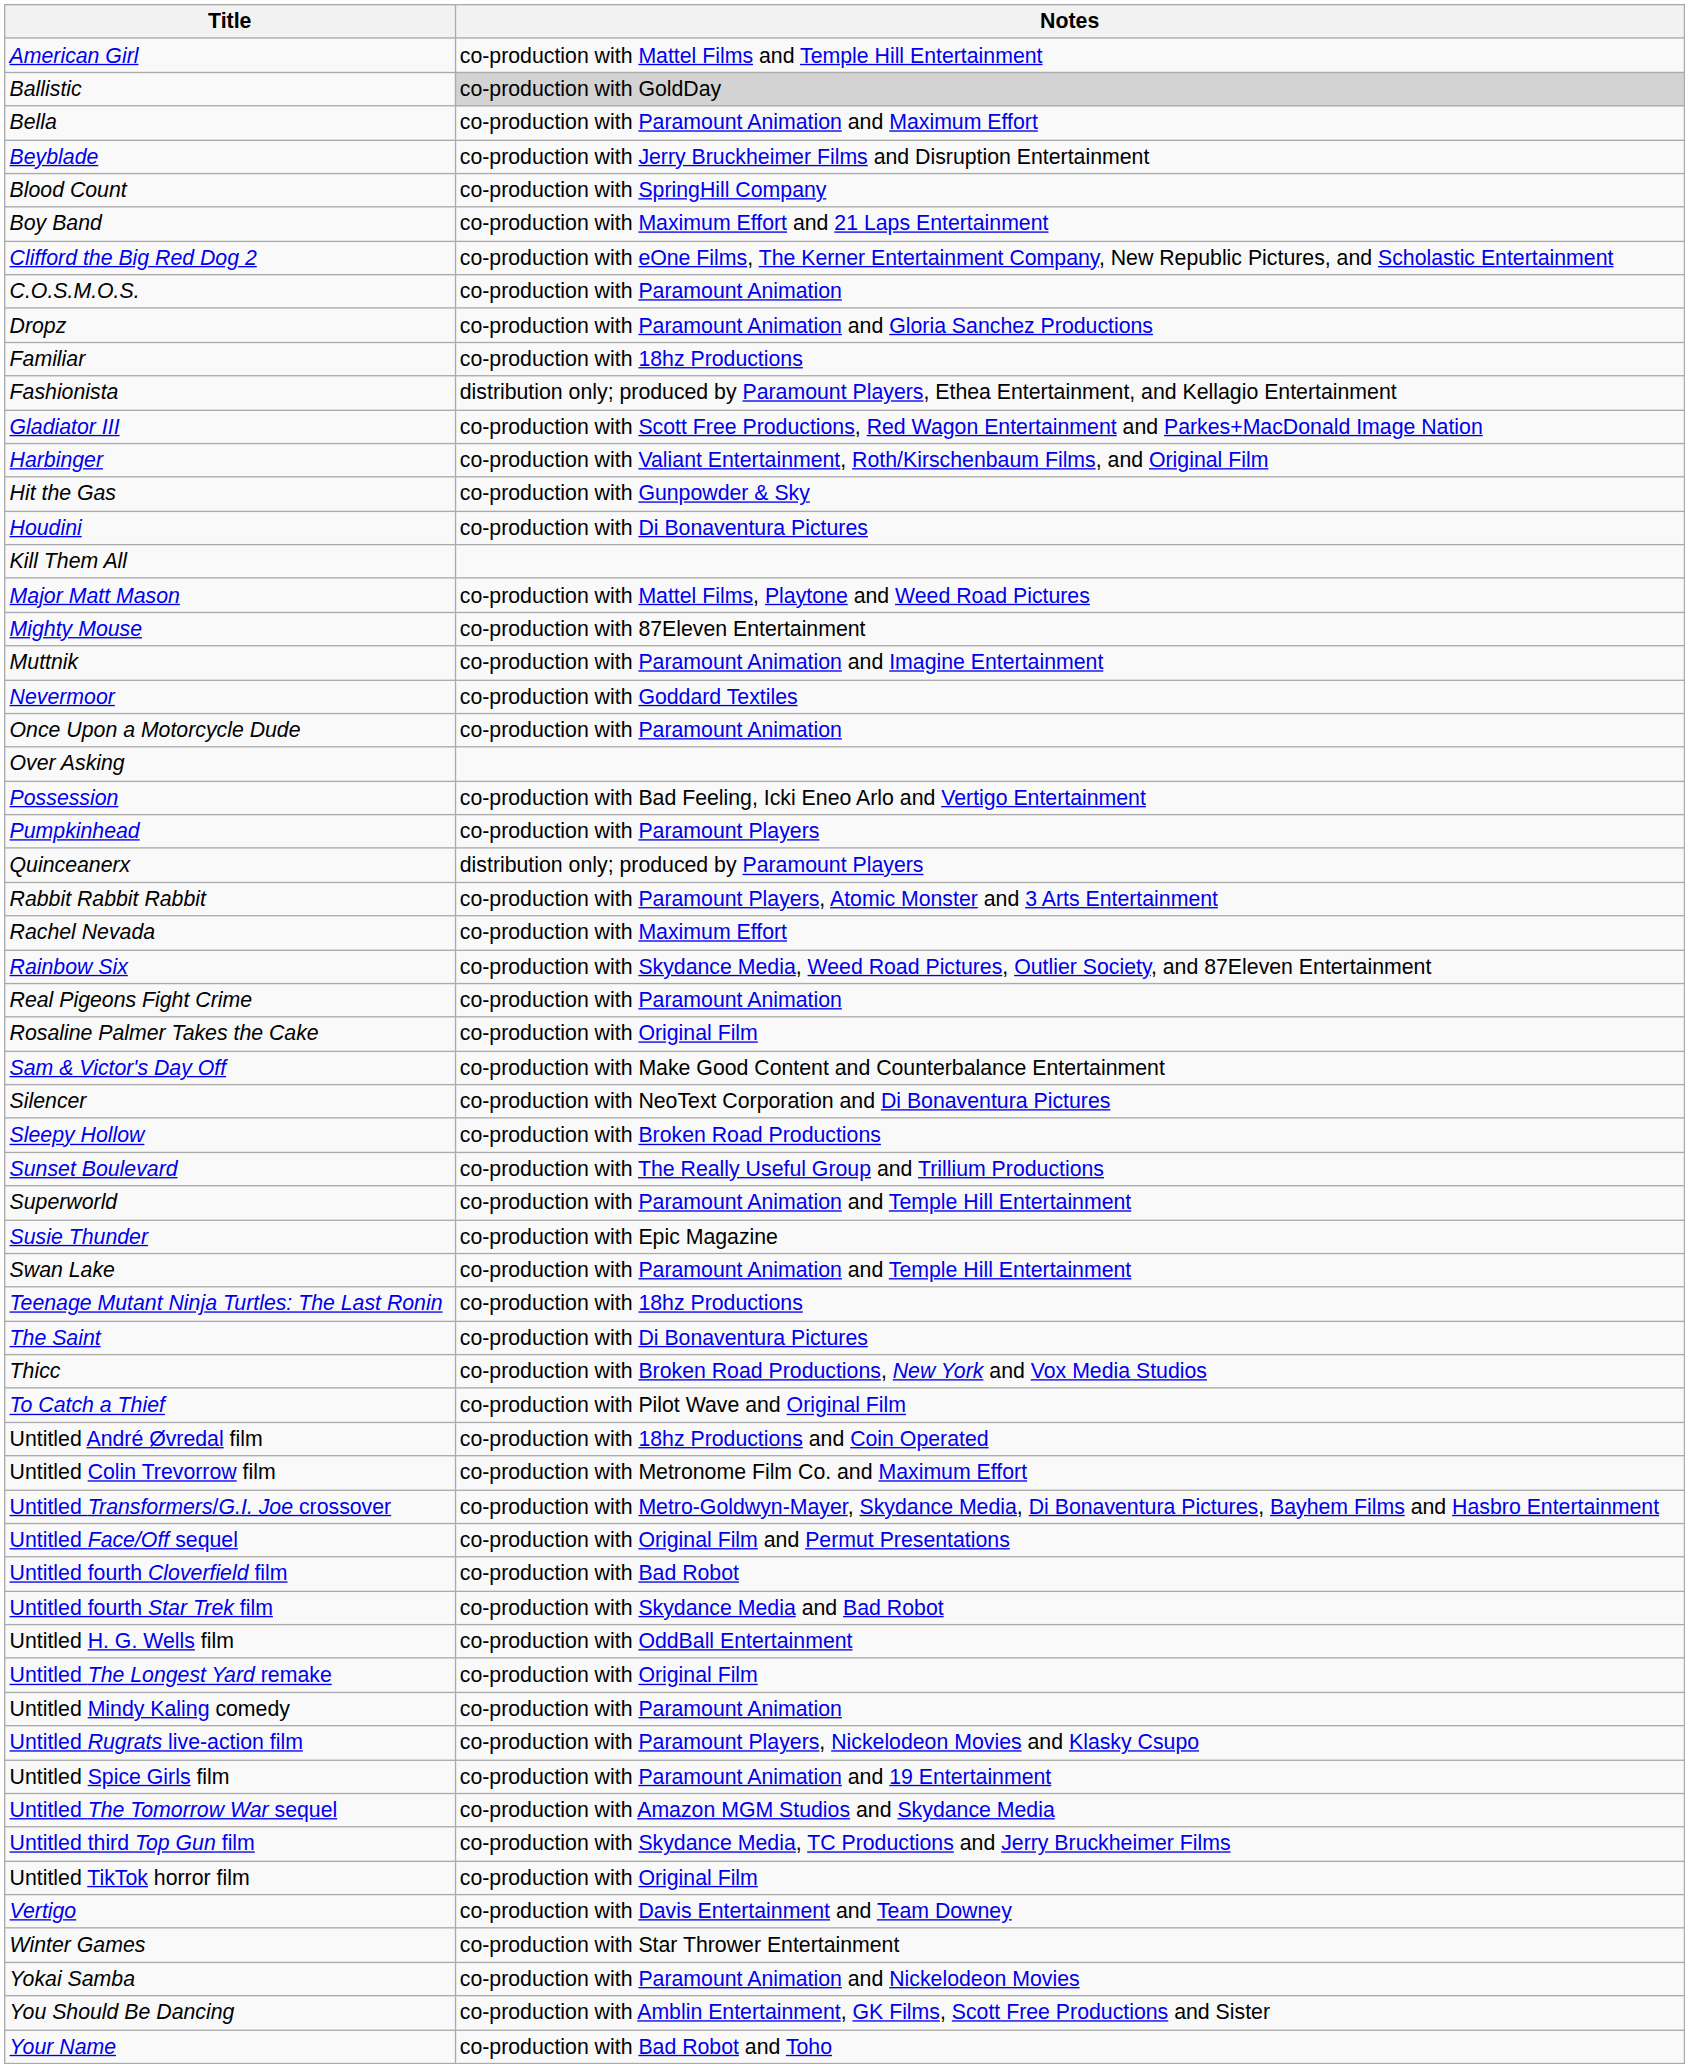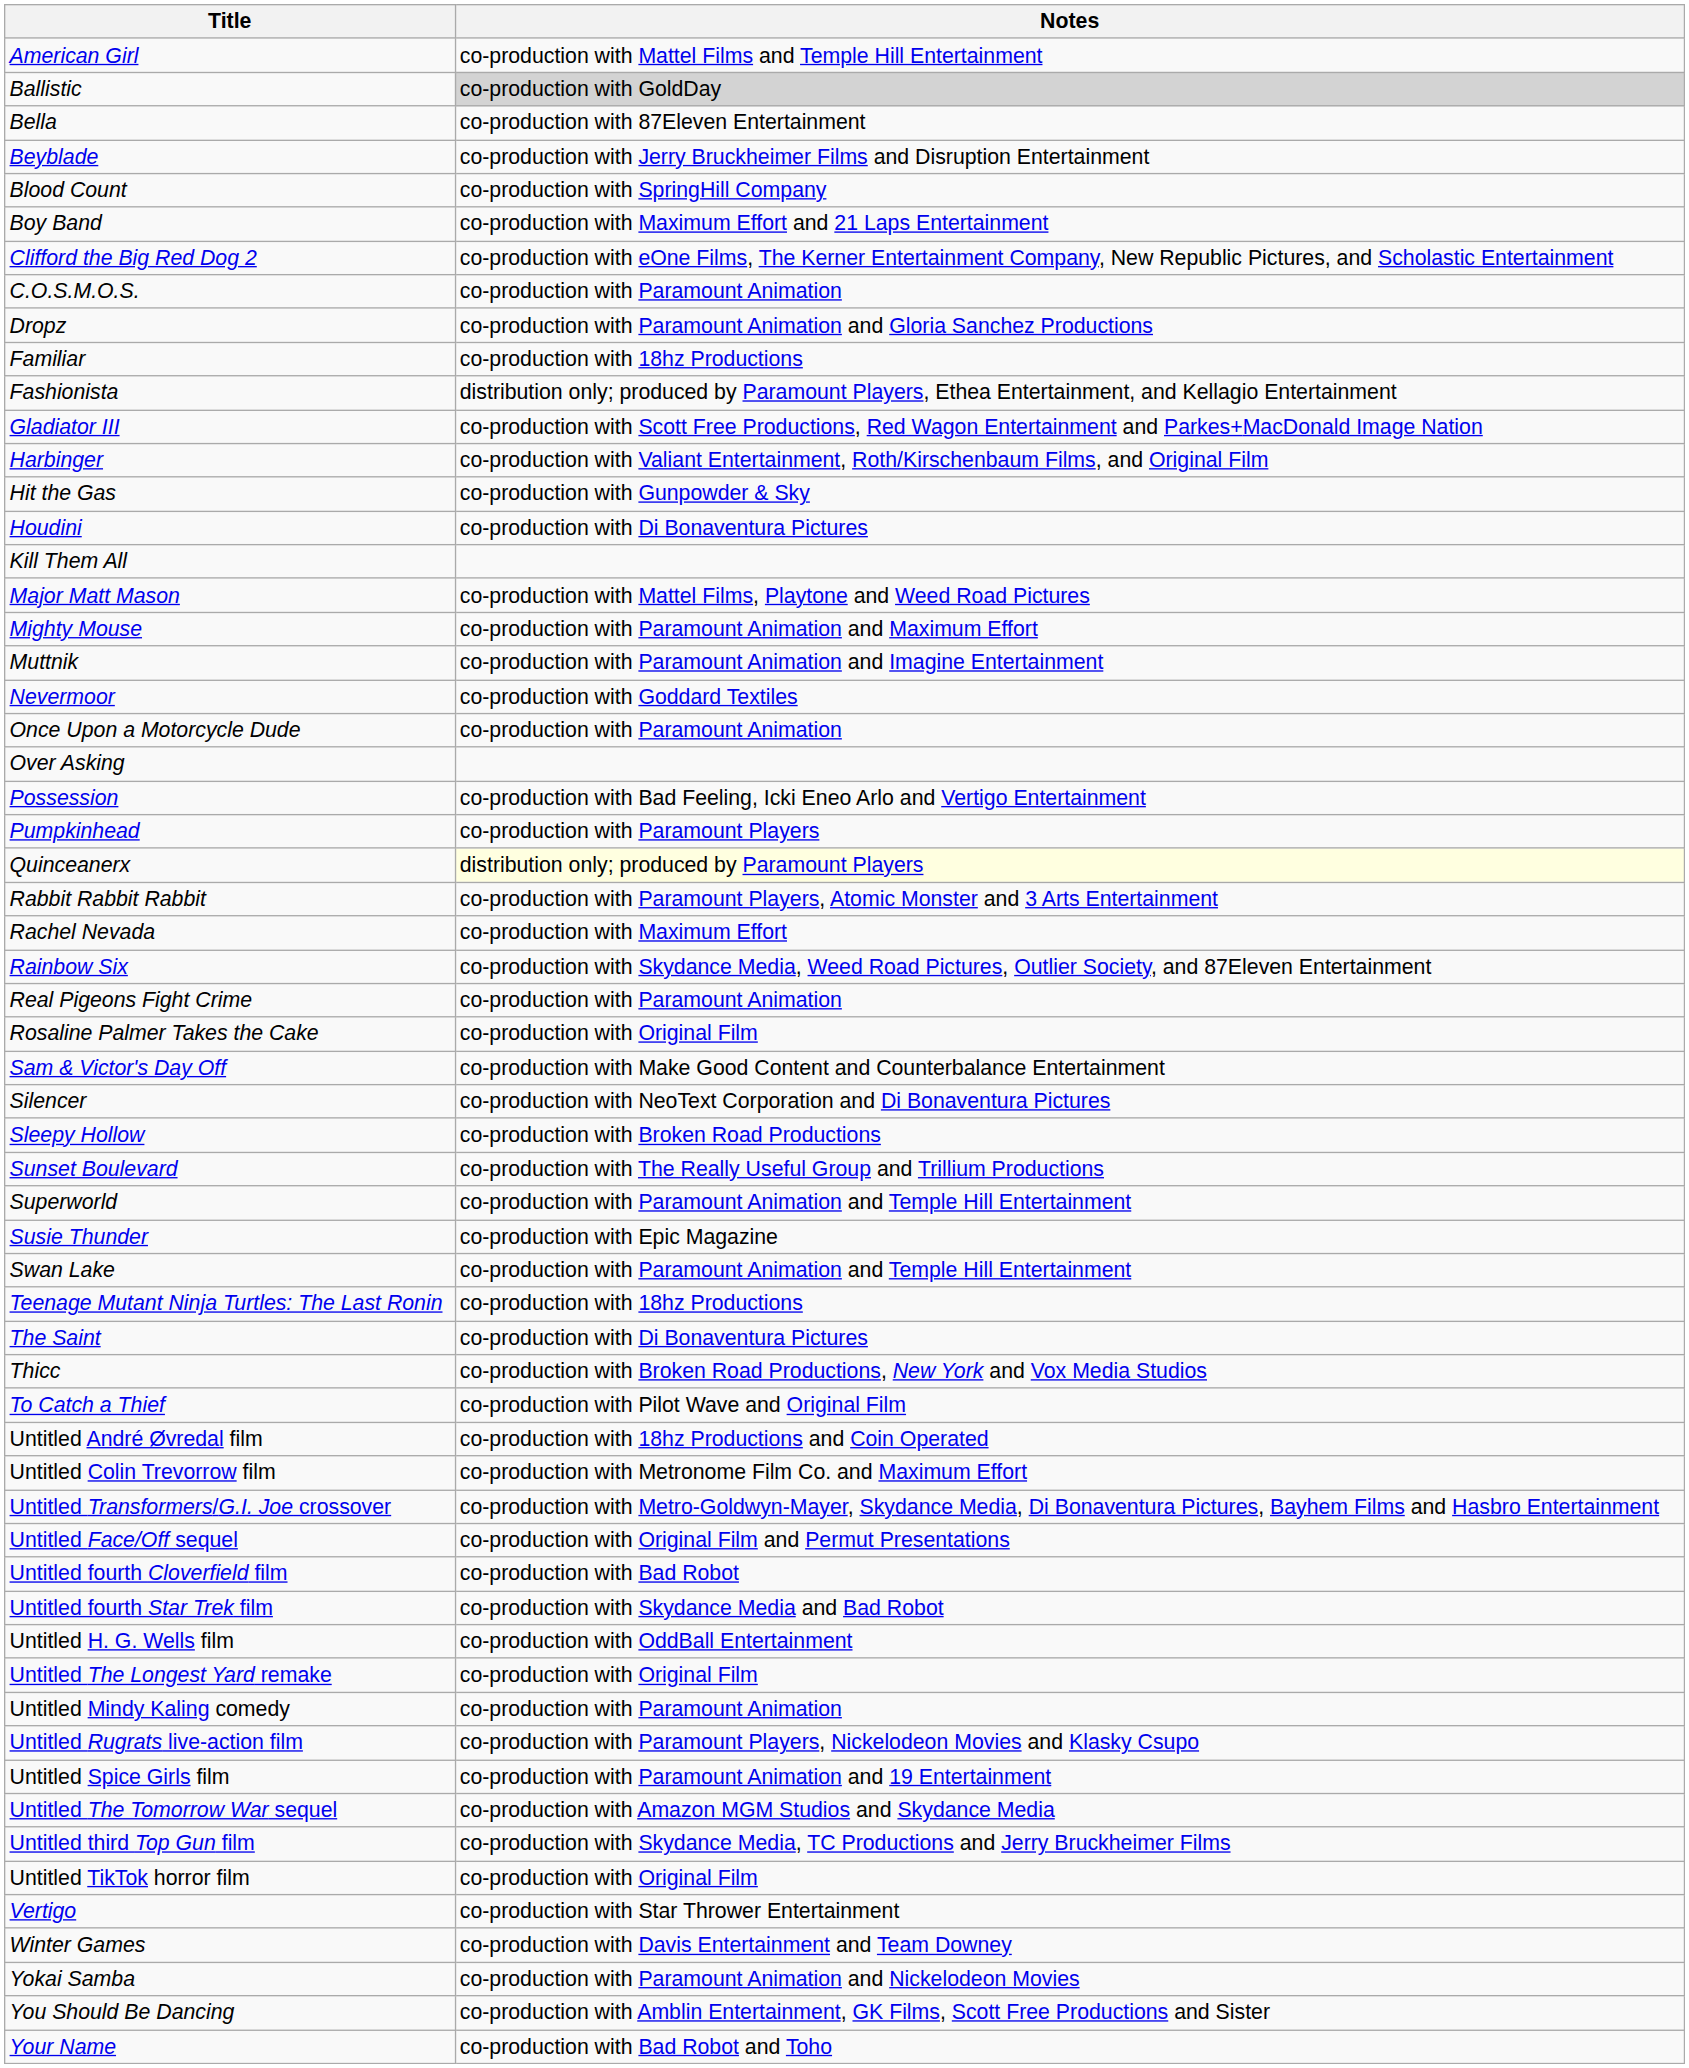(749, 122) co-production with Paramount Animation and Maximum Effort -> (663, 122) co-production with 87Eleven Entertainment
(663, 628) co-production with 87Eleven Entertainment -> (749, 628) co-production with Paramount Animation and Maximum Effort
(692, 865) no background -> (692, 865) lightyellow background
(736, 1911) co-production with Davis Entertainment and Team Downey -> (680, 1911) co-production with Star Thrower Entertainment
(680, 1945) co-production with Star Thrower Entertainment -> (736, 1945) co-production with Davis Entertainment and Team Downey
